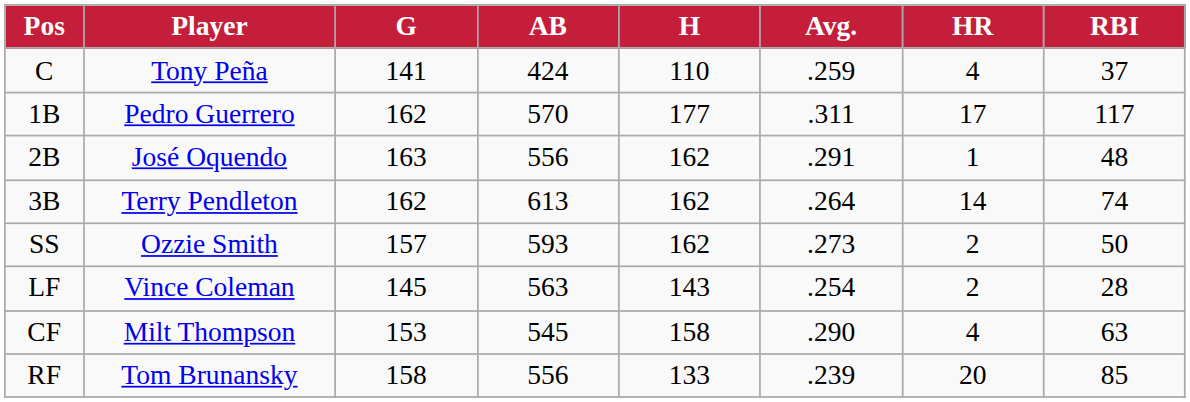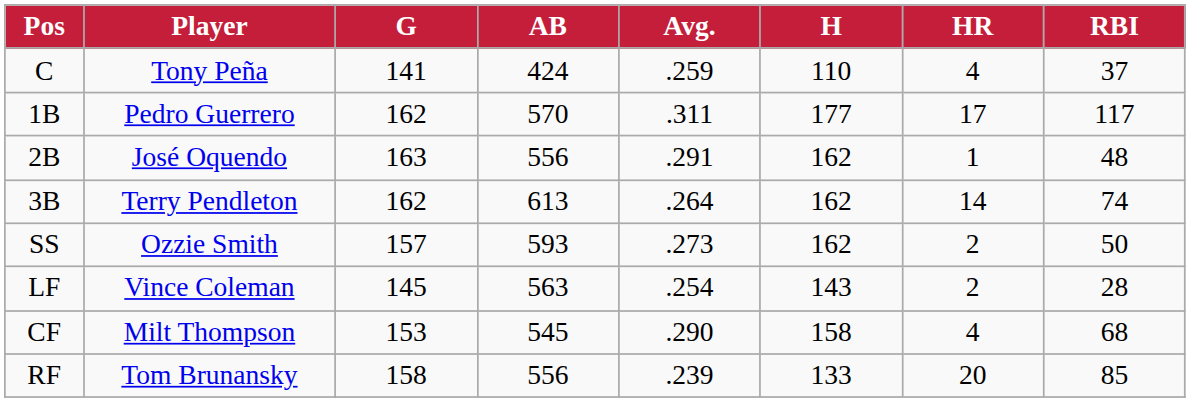columns swapped: (689, 26) <-> (831, 26)
(1114, 331) 63 -> (1114, 331) 68
